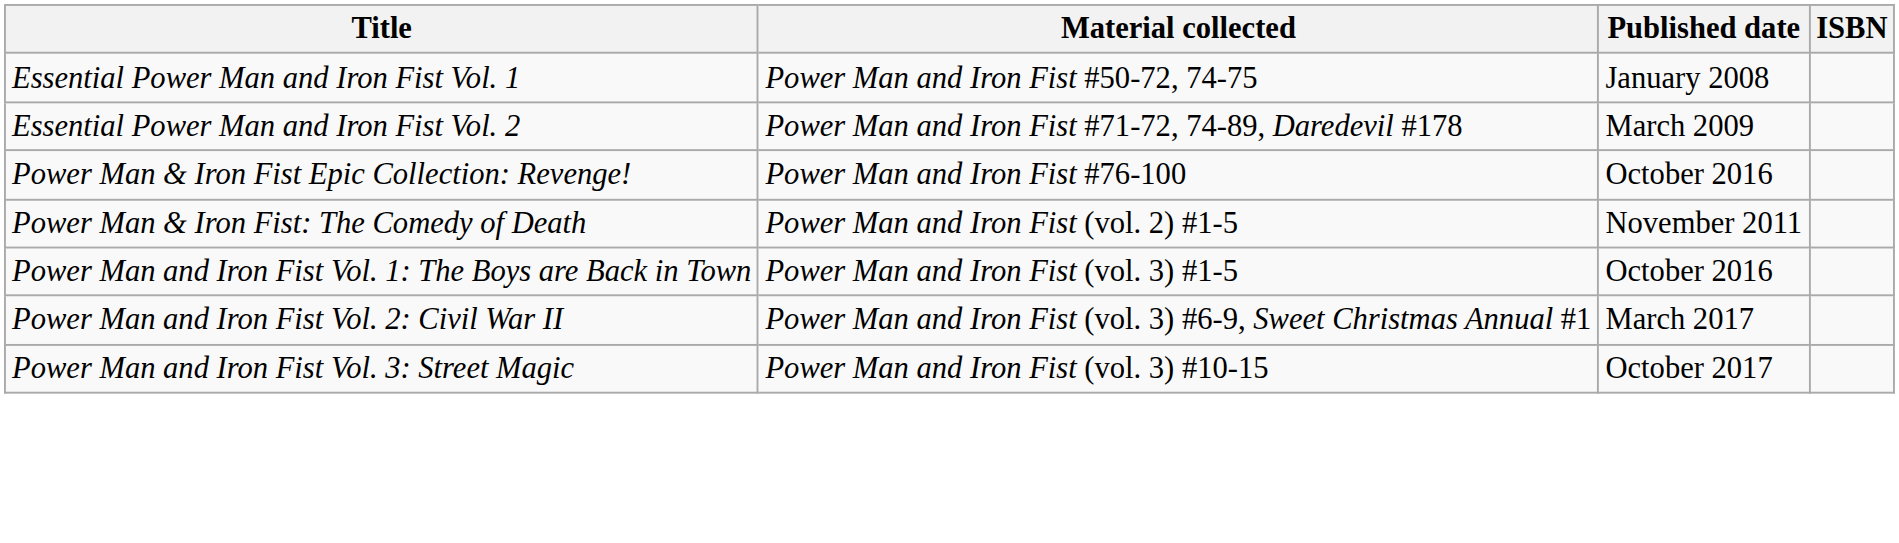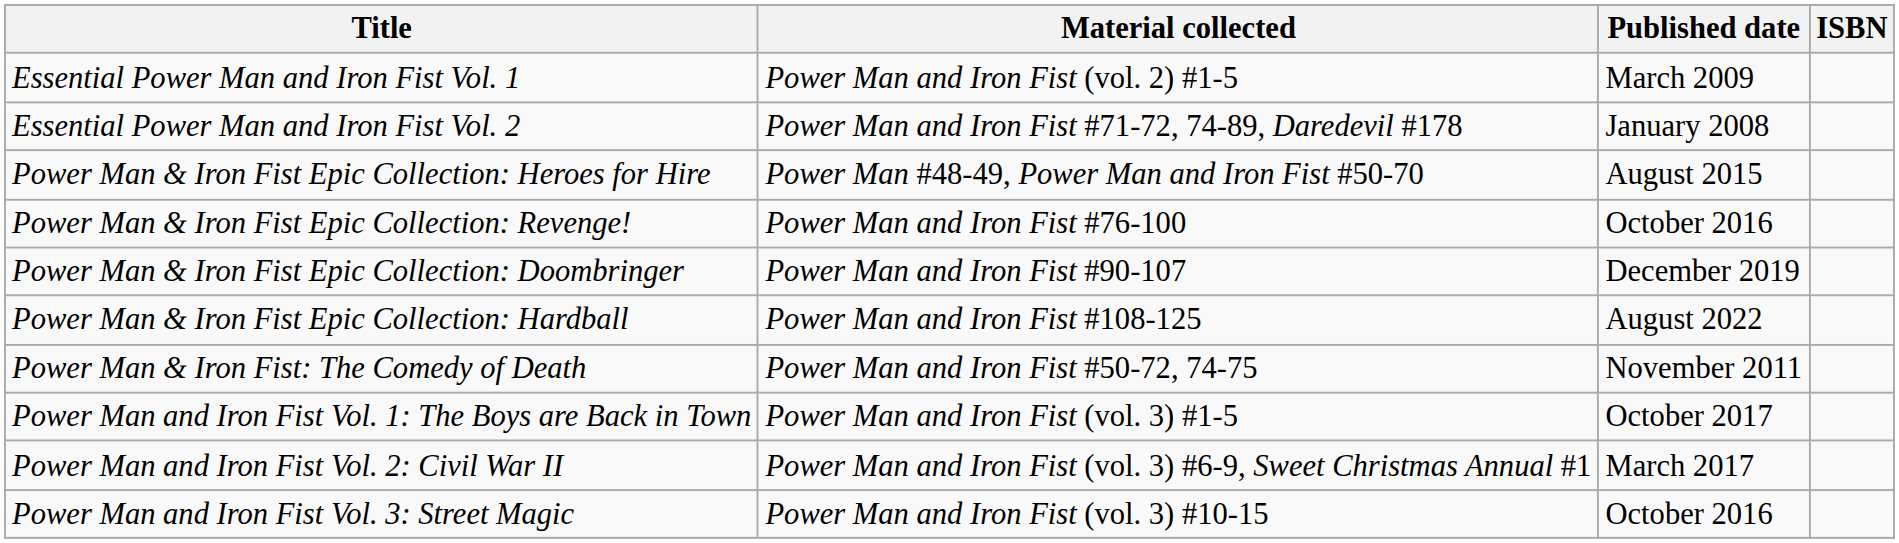(1011, 77) Power Man and Iron Fist #50-72, 74-75 -> (1002, 77) Power Man and Iron Fist (vol. 2) #1-5
(1687, 77) January 2008 -> (1680, 77) March 2009
(1680, 125) March 2009 -> (1687, 125) January 2008
+ row: (361, 174)
+ row: (348, 271)
+ row: (320, 319)
(1002, 222) Power Man and Iron Fist (vol. 2) #1-5 -> (1011, 367) Power Man and Iron Fist #50-72, 74-75
(1689, 271) October 2016 -> (1689, 416) October 2017
(1689, 367) October 2017 -> (1689, 513) October 2016
